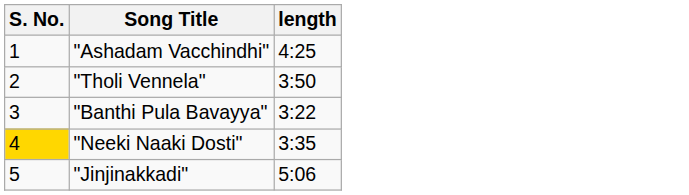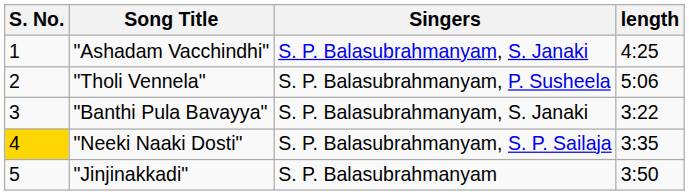+ column: (445, 19)
(297, 81) 3:50 -> (640, 81) 5:06
(297, 174) 5:06 -> (640, 174) 3:50
